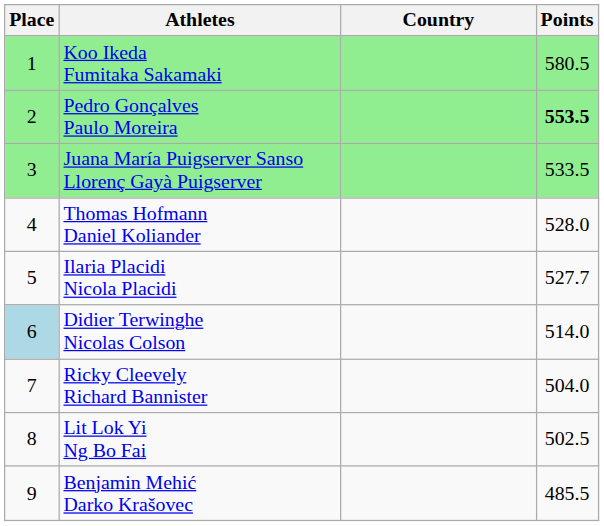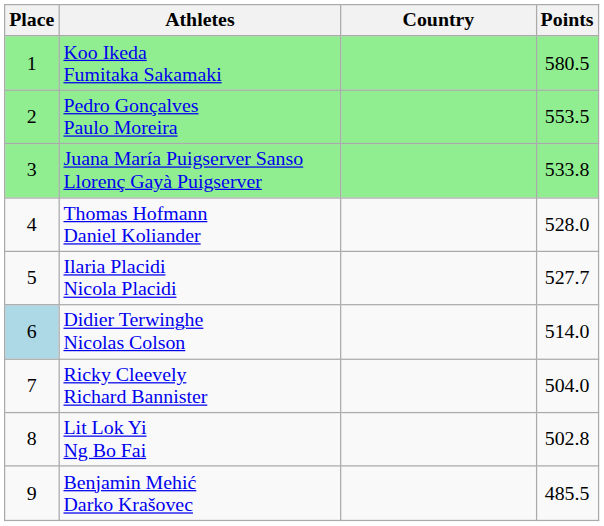(567, 116) bold -> (567, 116) normal
(567, 170) 533.5 -> (567, 170) 533.8
(567, 439) 502.5 -> (567, 439) 502.8
